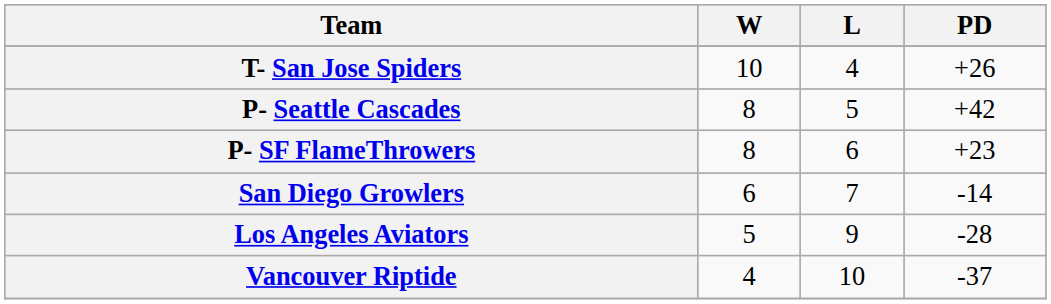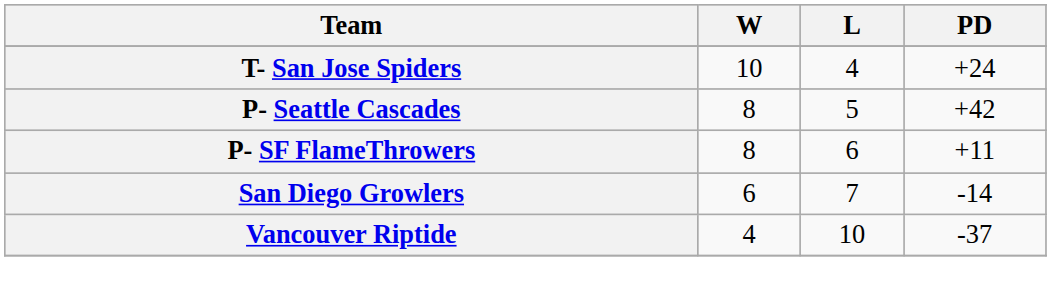(975, 67) +26 -> (975, 67) +24
(975, 151) +23 -> (975, 151) +11
- row: (351, 234)
